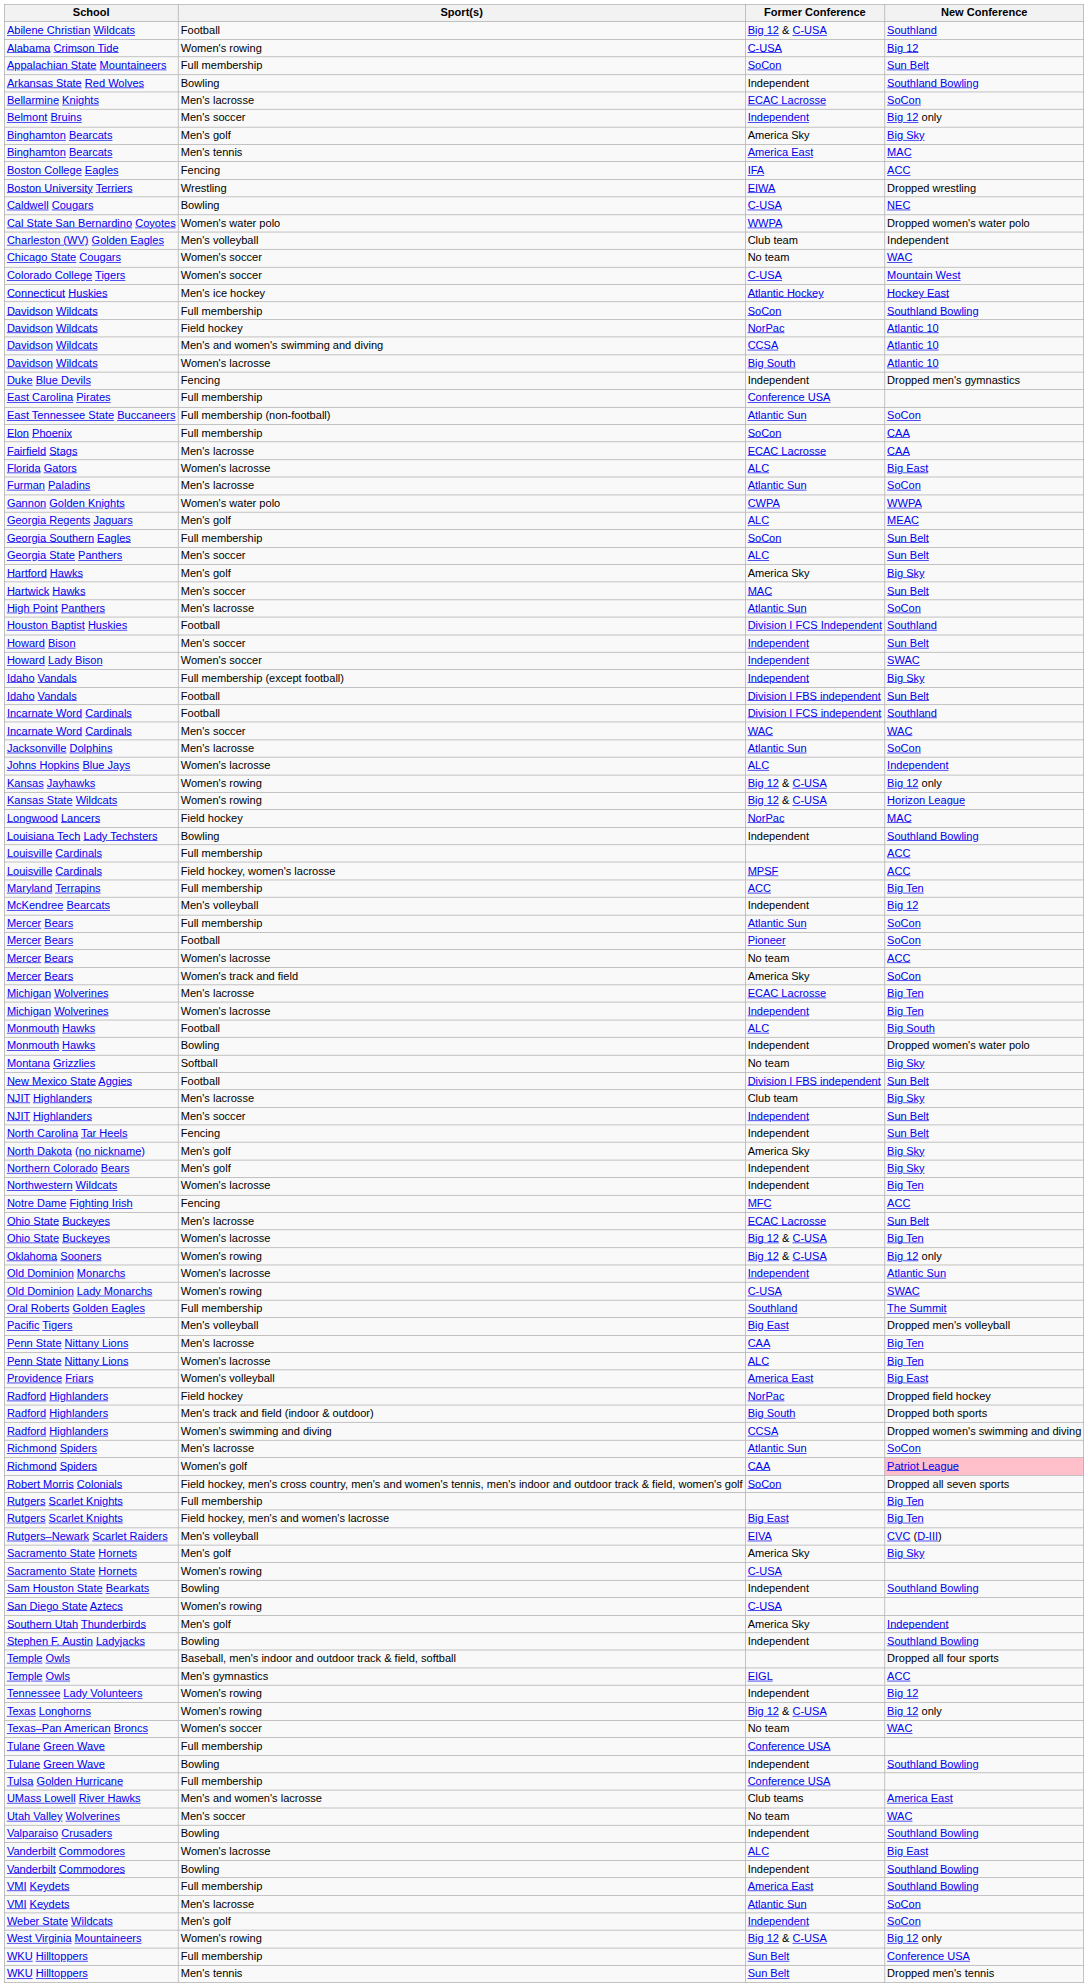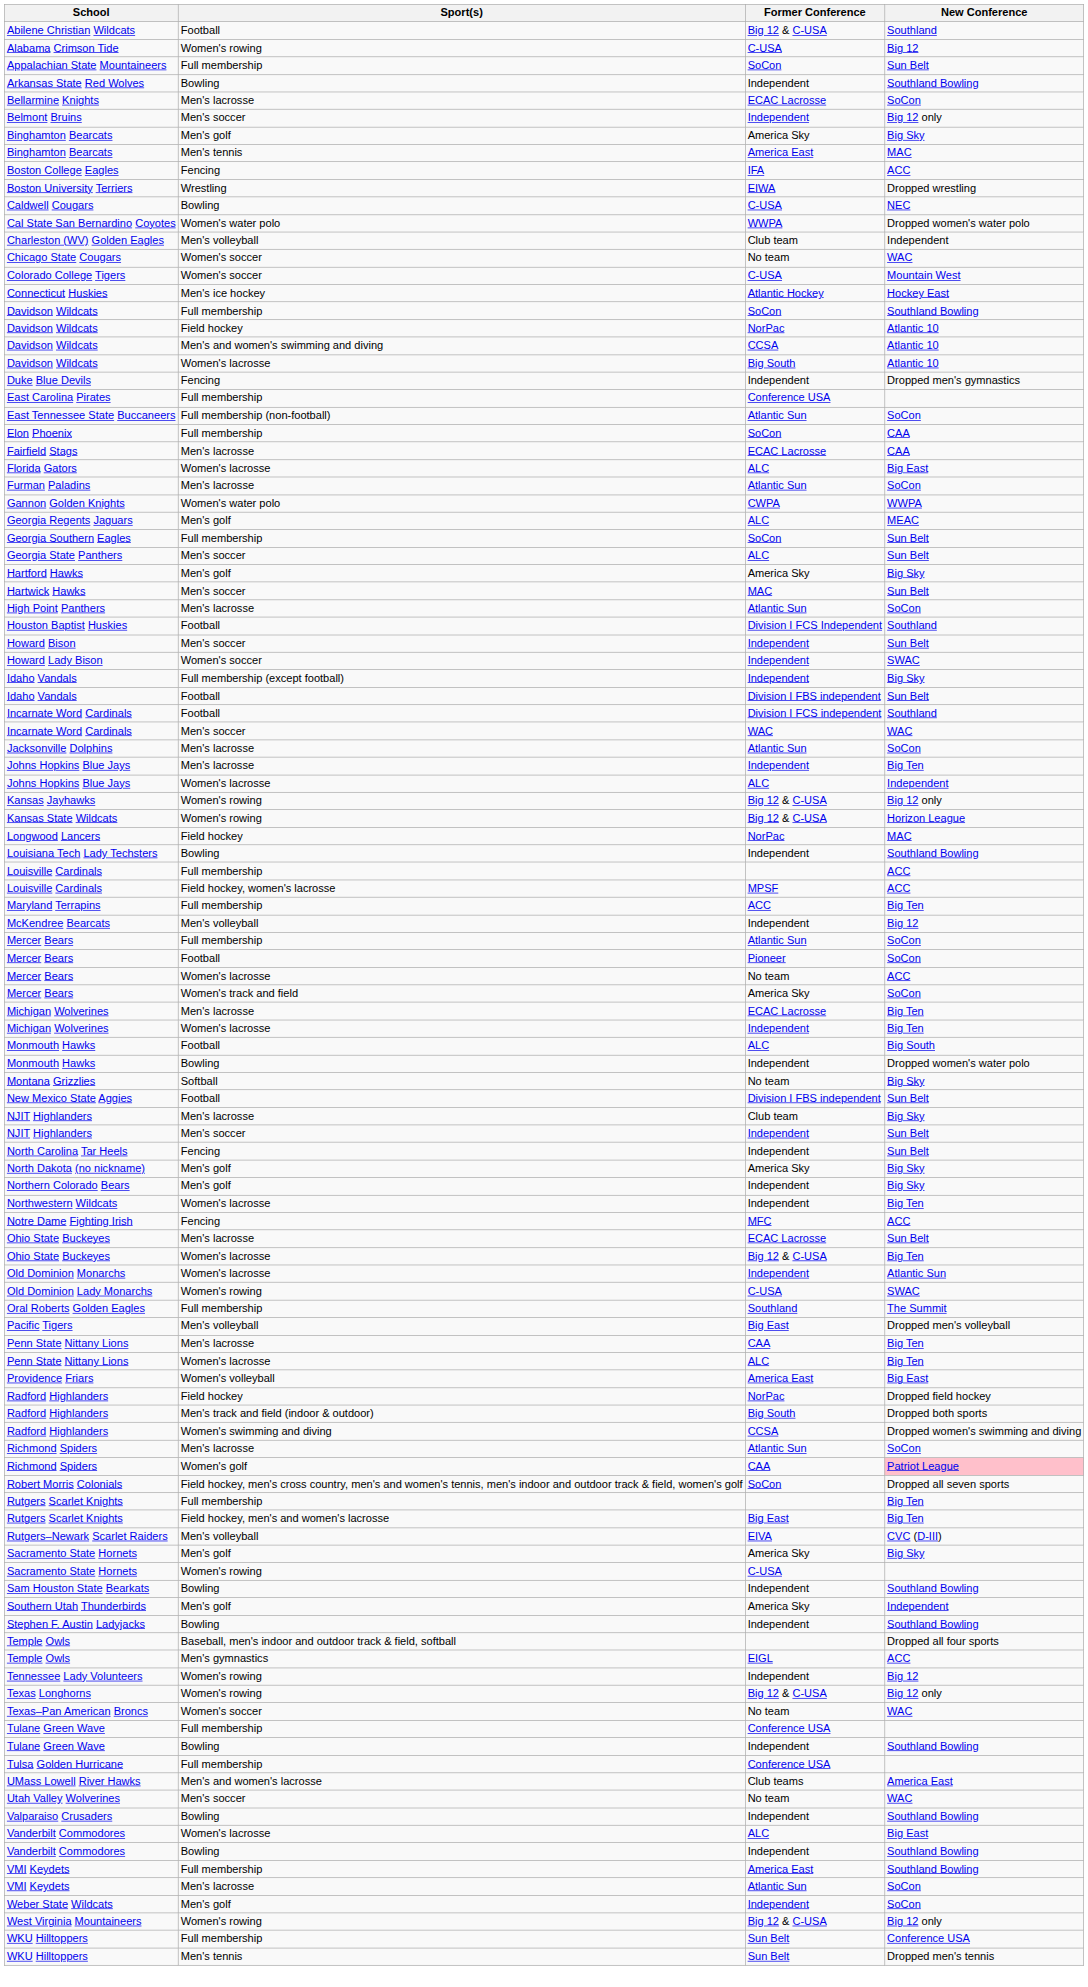+ row: (69, 766)
- row: (54, 1256)
- row: (65, 1606)
